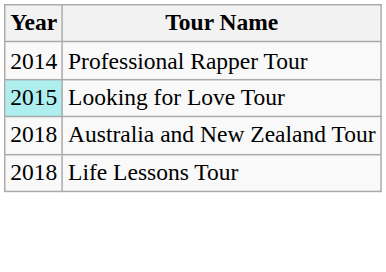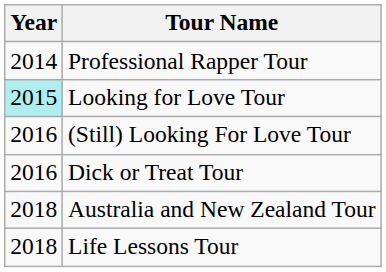+ row: (209, 135)
+ row: (156, 172)
